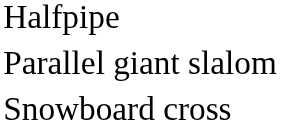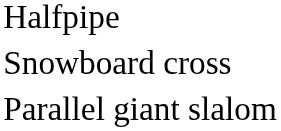rows swapped: (140, 63) <-> (117, 108)
